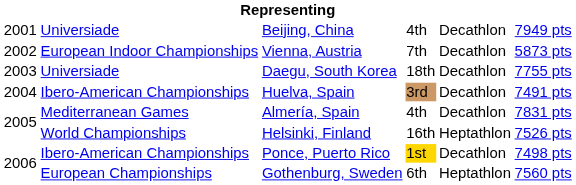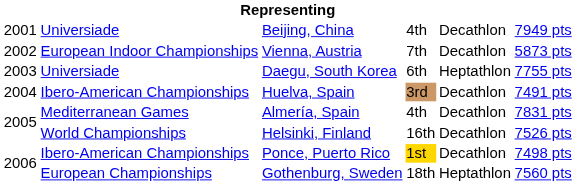(421, 71) 18th -> (417, 71) 6th
(472, 71) Decathlon -> (475, 71) Heptathlon
(475, 132) Heptathlon -> (472, 132) Decathlon
(417, 173) 6th -> (421, 173) 18th
